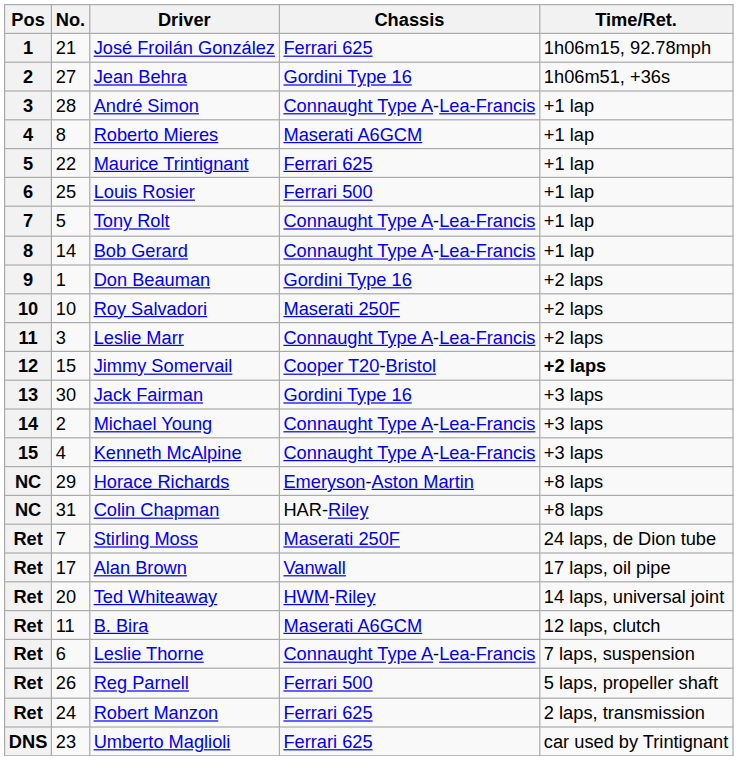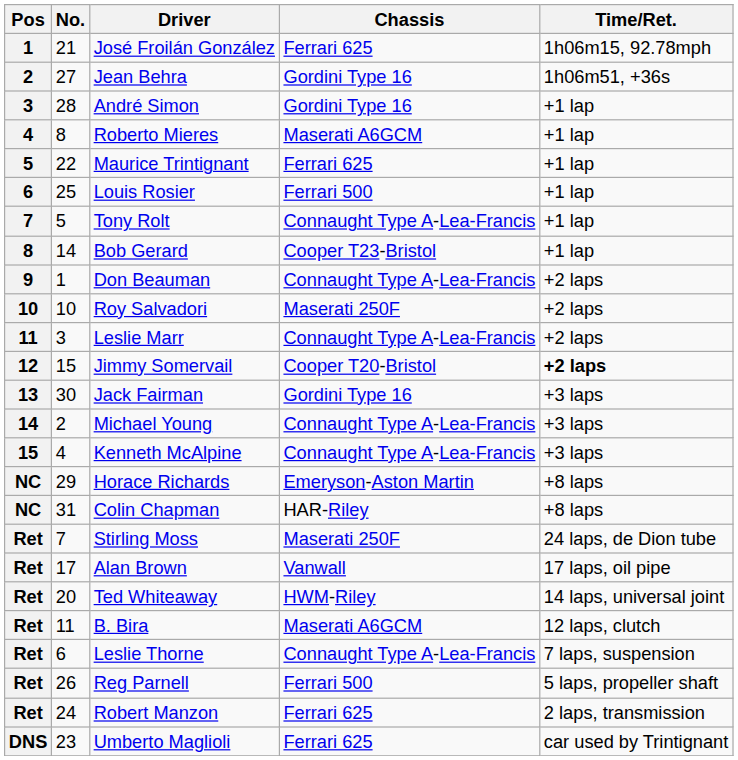(409, 106) Connaught Type A-Lea-Francis -> (348, 106) Gordini Type 16
(409, 250) Connaught Type A-Lea-Francis -> (360, 250) Cooper T23-Bristol
(348, 279) Gordini Type 16 -> (409, 279) Connaught Type A-Lea-Francis
